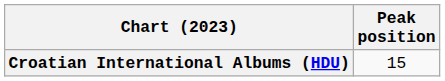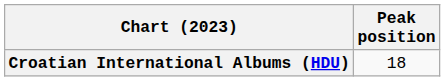(397, 63) 15 -> (397, 63) 18
